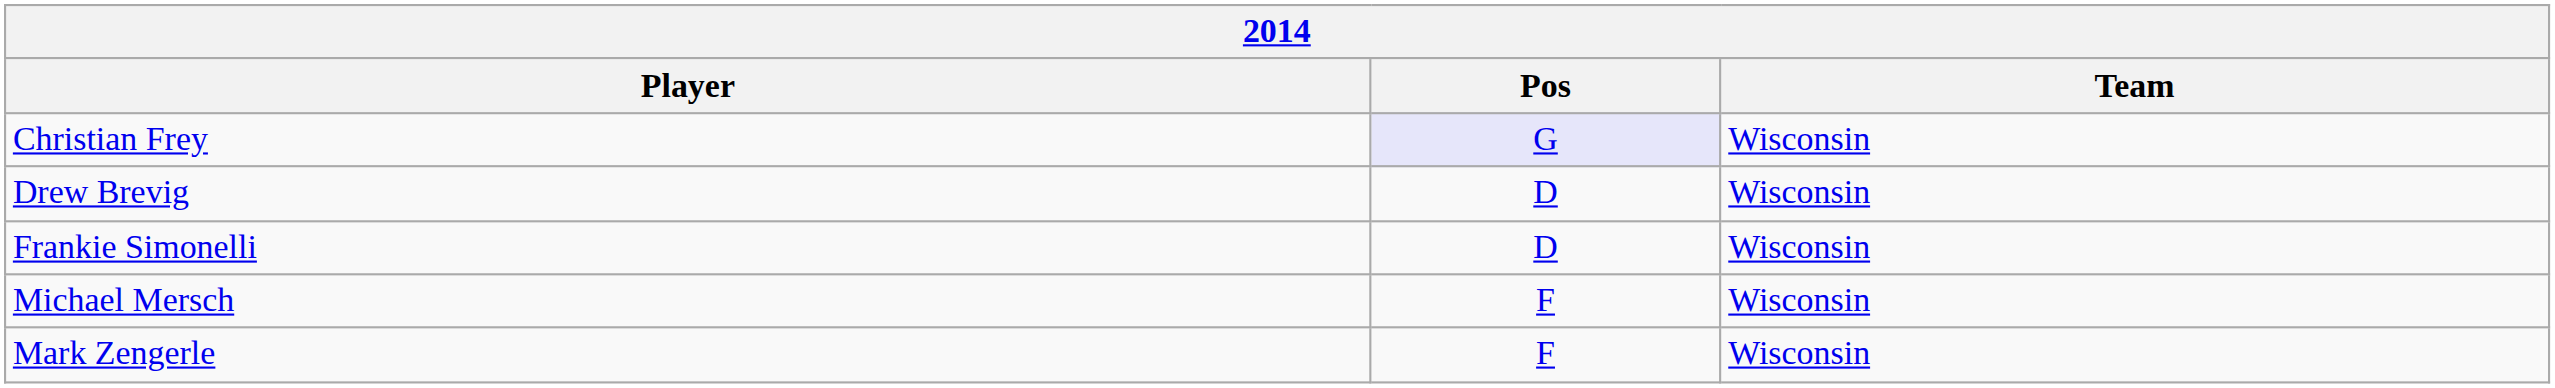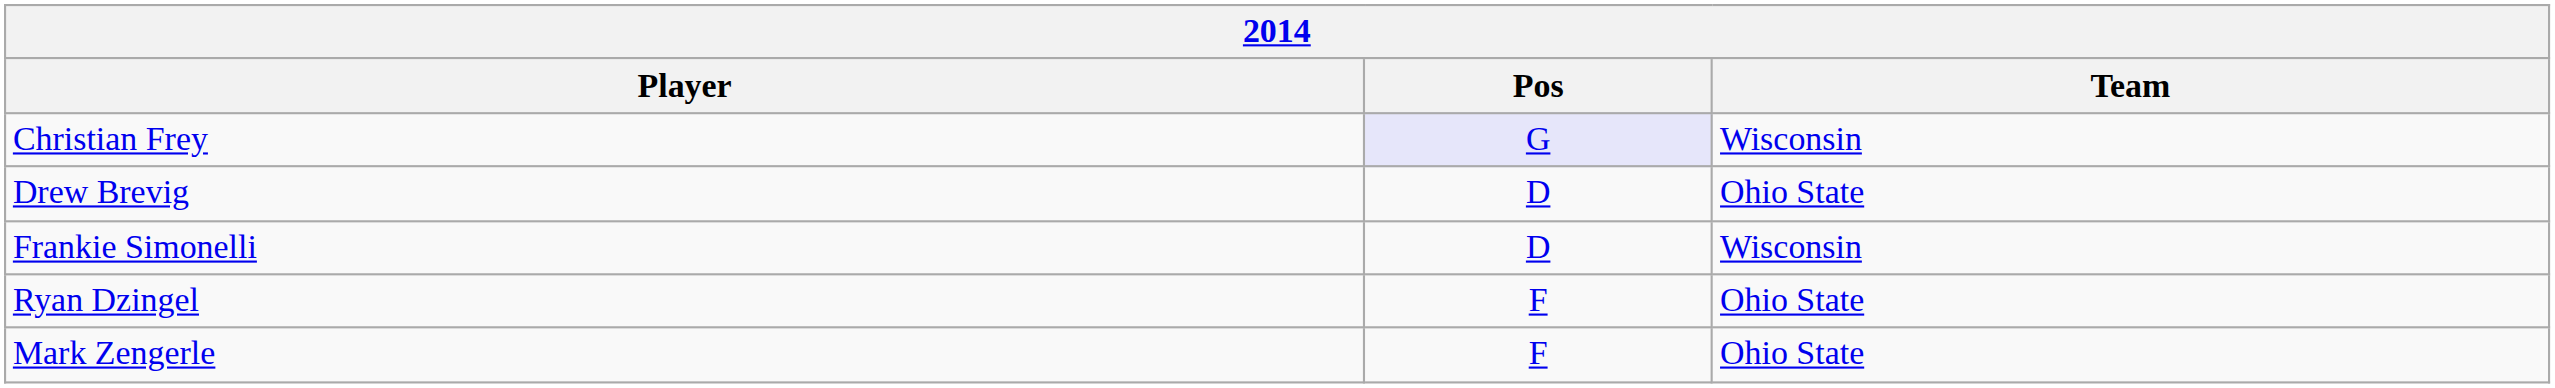(1799, 192) Wisconsin -> (1792, 192) Ohio State
+ row: (106, 300)
- row: (124, 300)
(1799, 354) Wisconsin -> (1792, 354) Ohio State
